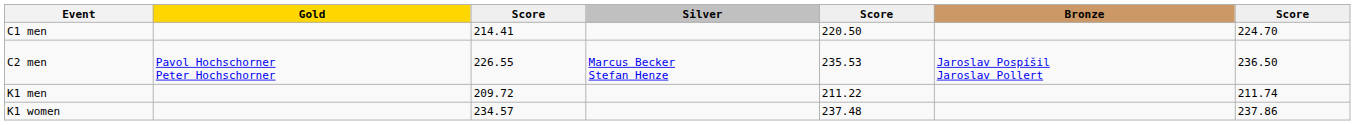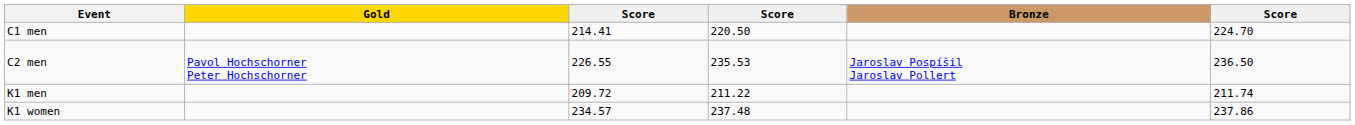- column: (703, 13)
